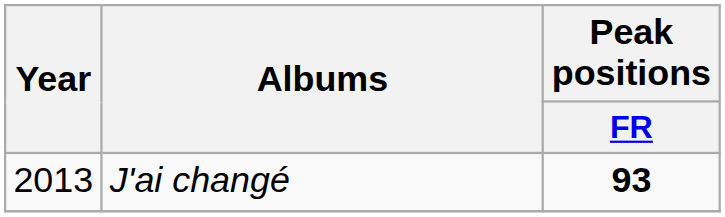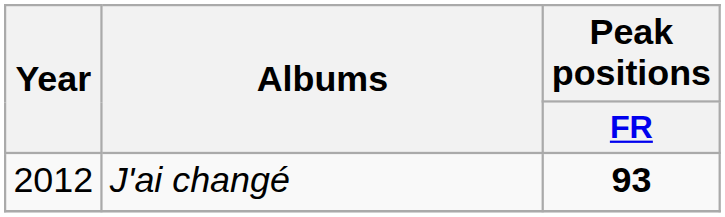(53, 181) 2013 -> (53, 181) 2012
